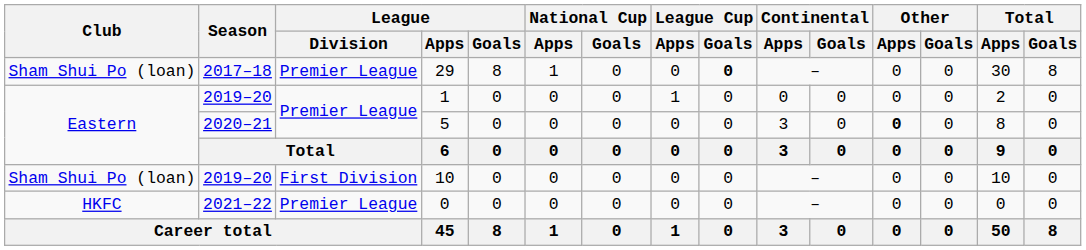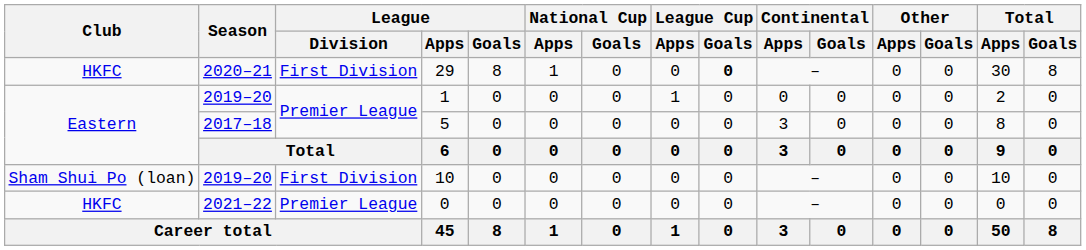(102, 71) Sham Shui Po (loan) -> (102, 71) HKFC
(238, 71) 2017–18 -> (238, 71) 2020–21
(349, 71) Premier League -> (349, 71) First Division
(238, 125) 2020–21 -> (238, 125) 2017–18
(897, 125) bold -> (897, 125) normal
